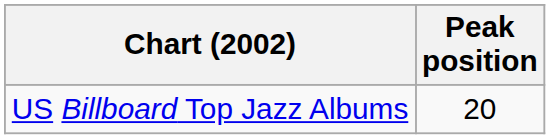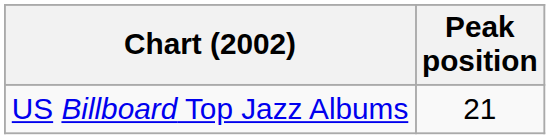(480, 108) 20 -> (480, 108) 21
